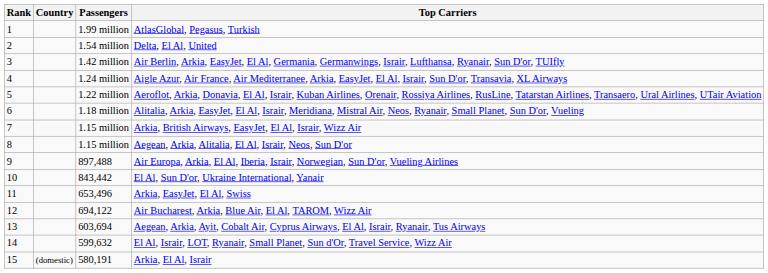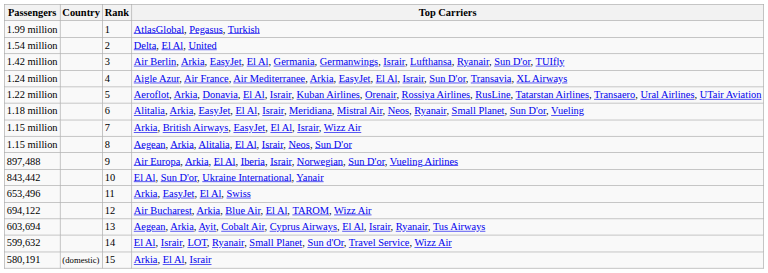columns swapped: (19, 12) <-> (104, 12)
